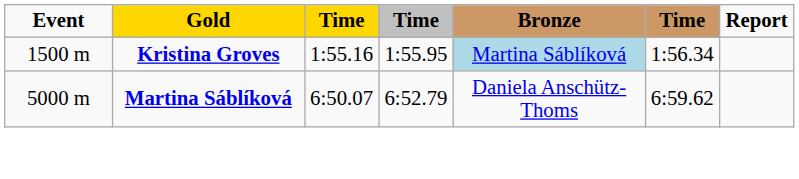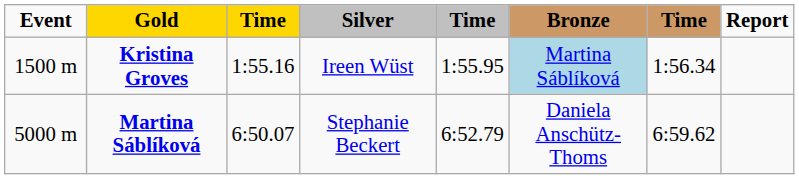+ column: (368, 20)
